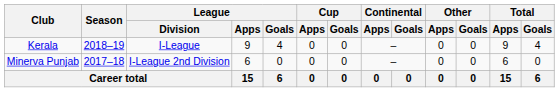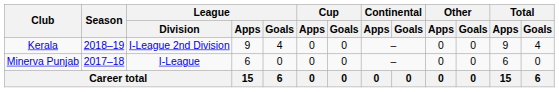(179, 45) I-League -> (179, 45) I-League 2nd Division
(179, 62) I-League 2nd Division -> (179, 62) I-League
